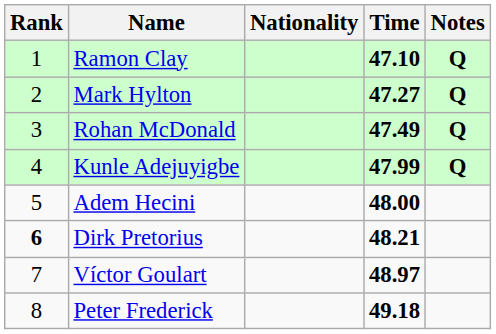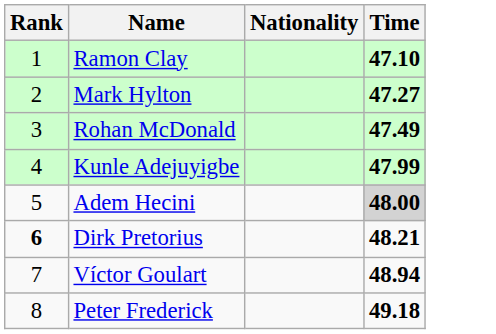- column: (458, 22)
(394, 202) no background -> (394, 202) lightgrey background
(394, 274) 48.97 -> (394, 274) 48.94
